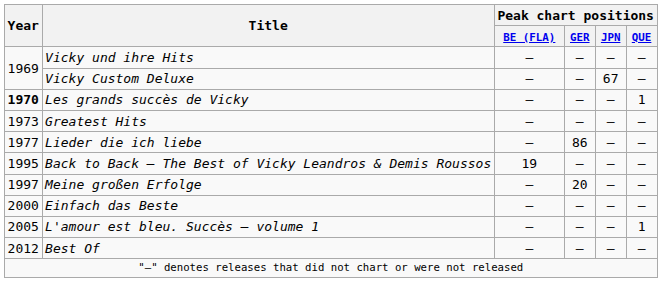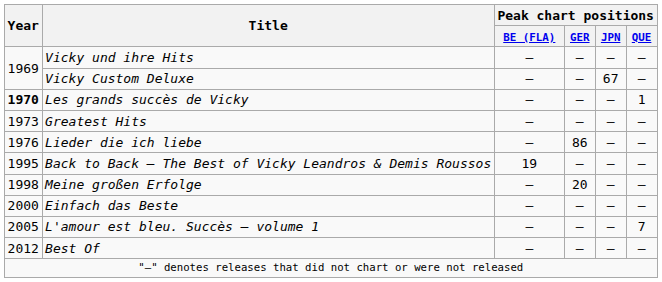(23, 142) 1977 -> (23, 142) 1976
(23, 185) 1997 -> (23, 185) 1998
(642, 227) 1 -> (642, 227) 7
